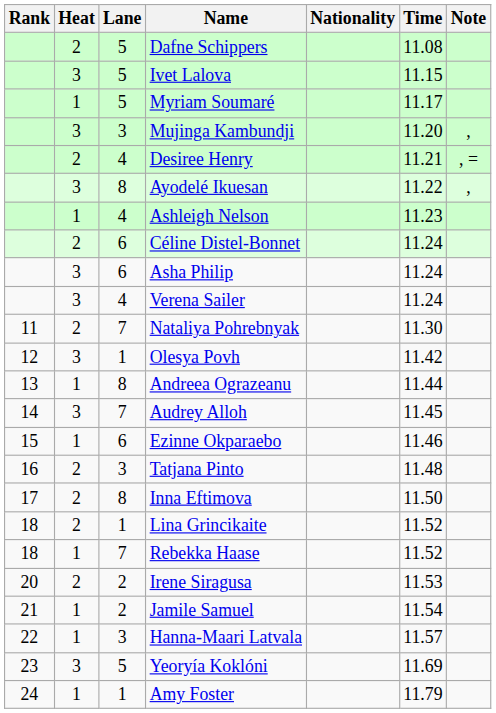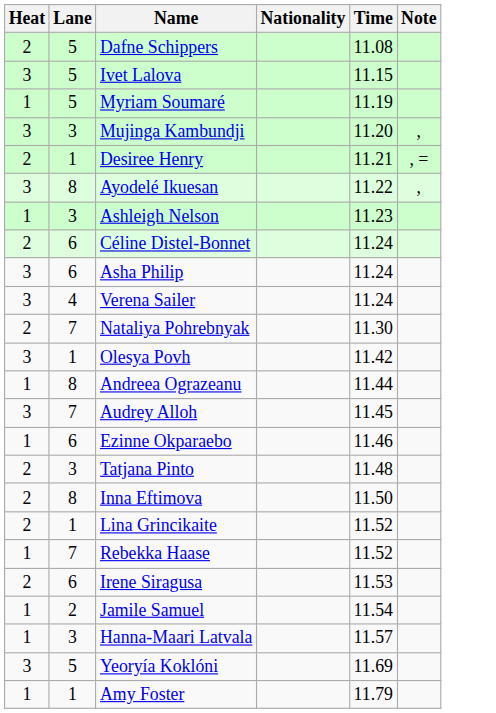- column: (29, 18)
(423, 103) 11.17 -> (373, 103) 11.19
(122, 159) 4 -> (73, 159) 1
(122, 215) 4 -> (73, 215) 3
(122, 581) 2 -> (73, 581) 6
